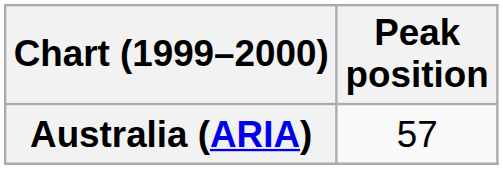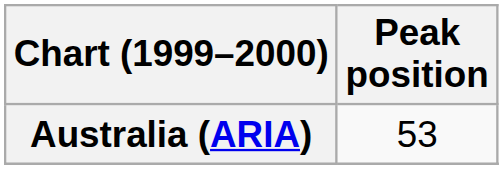(417, 133) 57 -> (417, 133) 53
